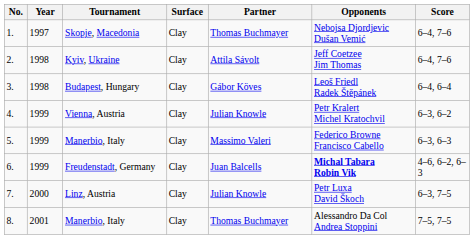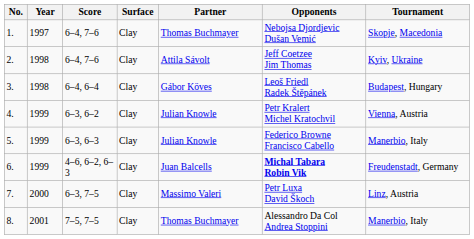columns swapped: (115, 11) <-> (442, 11)
(241, 140) Massimo Valeri -> (189, 140) Julian Knowle
(238, 193) Julian Knowle -> (191, 193) Massimo Valeri
